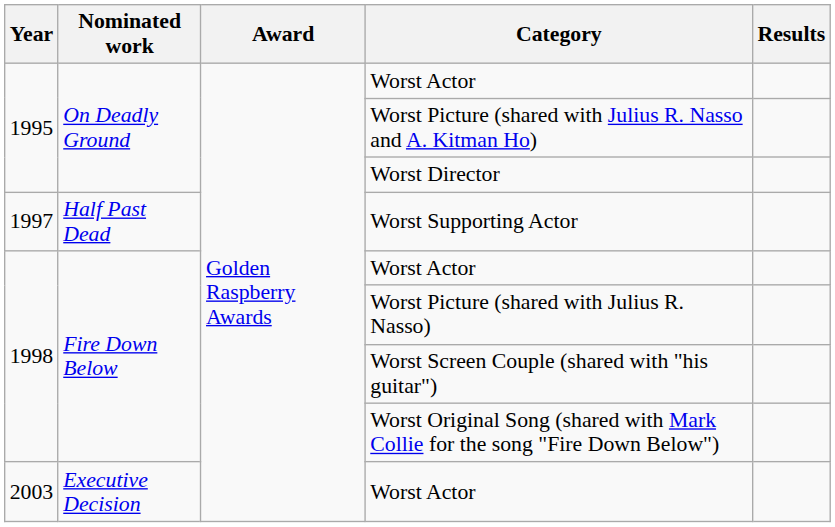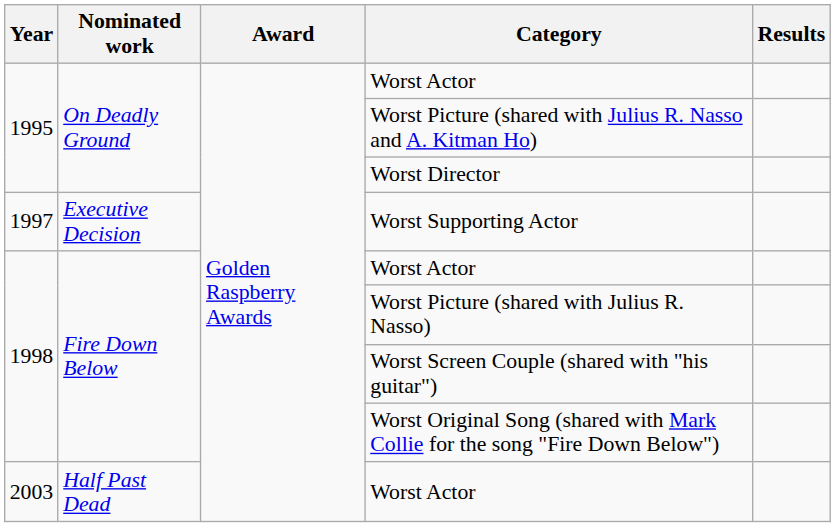(105, 220) Half Past Dead -> (106, 220) Executive Decision
(106, 491) Executive Decision -> (105, 491) Half Past Dead
